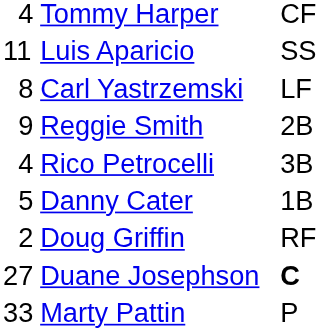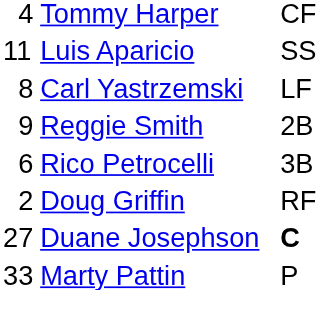(18, 163) 4 -> (18, 163) 6
- row: (117, 201)
